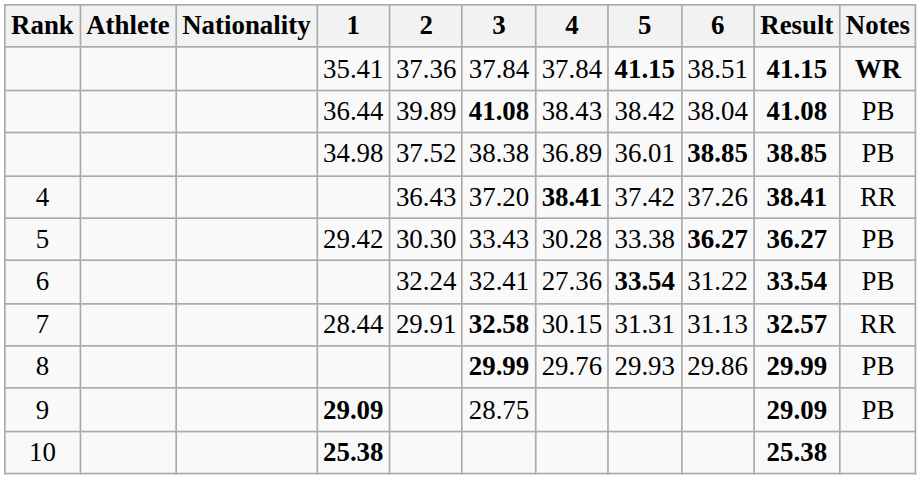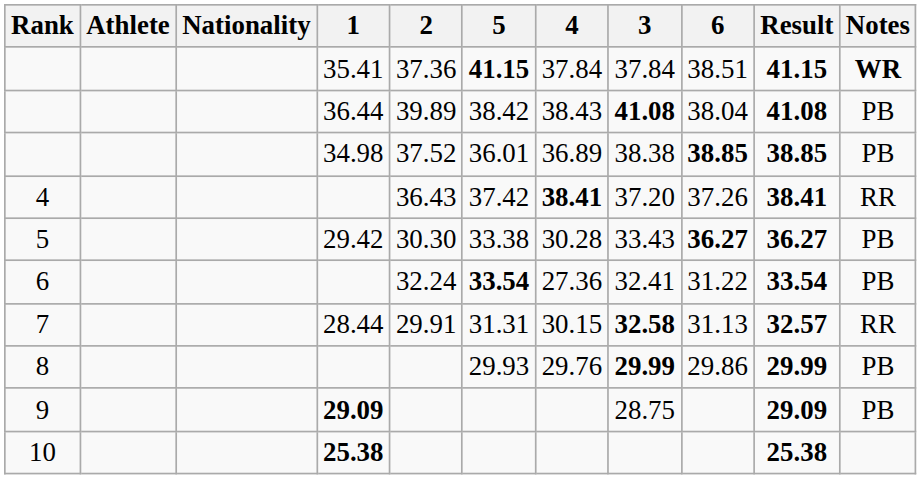columns swapped: (499, 25) <-> (645, 25)
